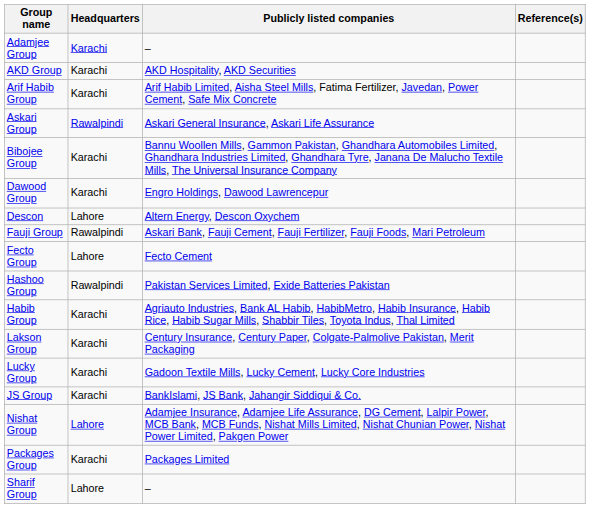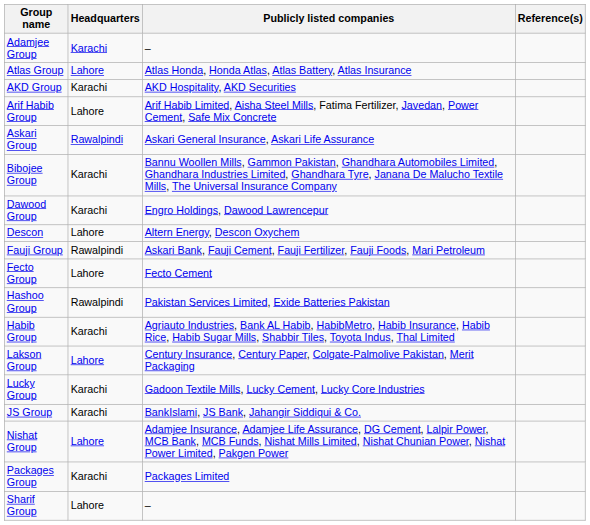+ row: (35, 71)
(89, 94) Karachi -> (87, 111) Lahore
(89, 343) Karachi -> (87, 360) Lahore
